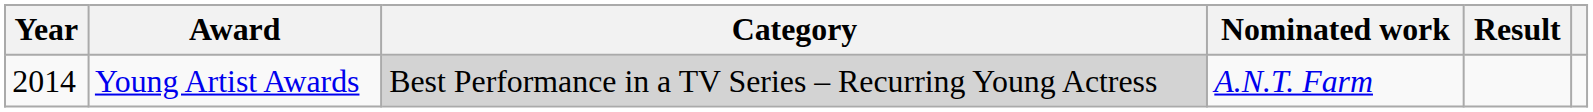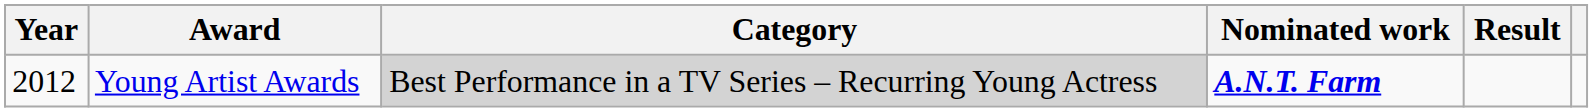(44, 80) 2014 -> (44, 80) 2012
(1294, 80) normal -> (1298, 80) bold
